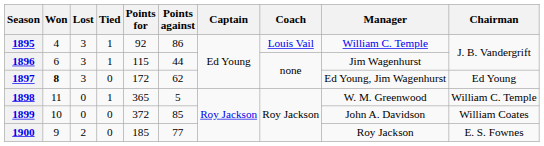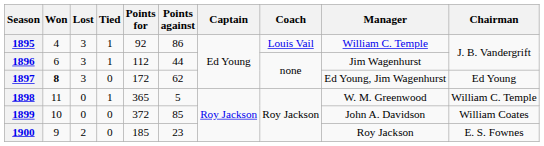(141, 61) 115 -> (141, 61) 112
(178, 132) 77 -> (178, 132) 23
